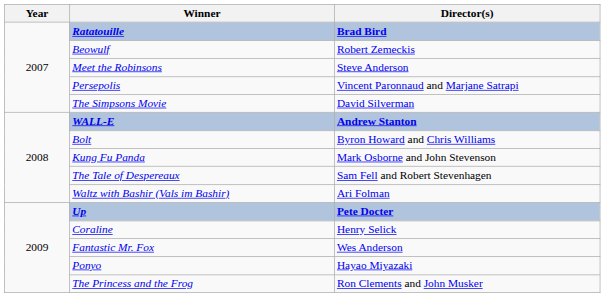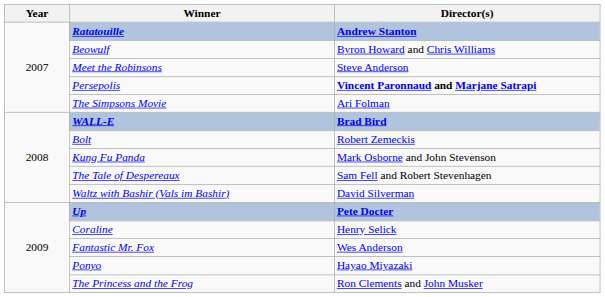(362, 31) Brad Bird -> (377, 31) Andrew Stanton
(376, 49) Robert Zemeckis -> (416, 49) Byron Howard and Chris Williams
(428, 85) normal -> (437, 85) bold
(376, 103) David Silverman -> (363, 103) Ari Folman
(377, 121) Andrew Stanton -> (362, 121) Brad Bird
(416, 139) Byron Howard and Chris Williams -> (376, 139) Robert Zemeckis
(363, 193) Ari Folman -> (376, 193) David Silverman
